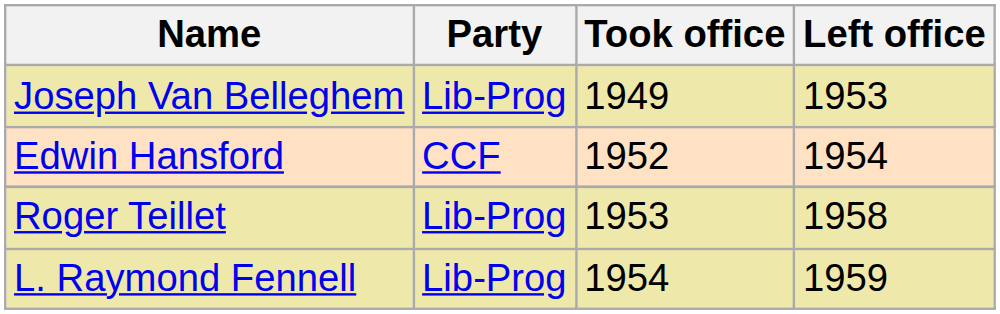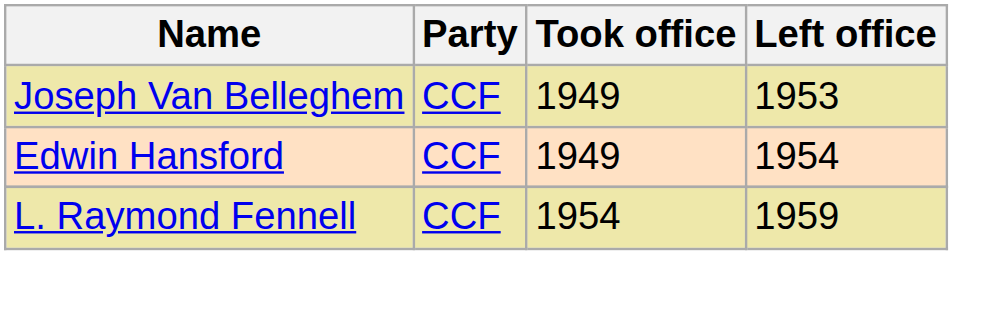(494, 95) Lib-Prog -> (461, 95) CCF
(627, 156) 1952 -> (578, 156) 1949
- row: (120, 216)
(494, 277) Lib-Prog -> (461, 216) CCF
